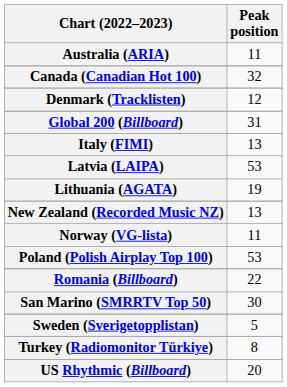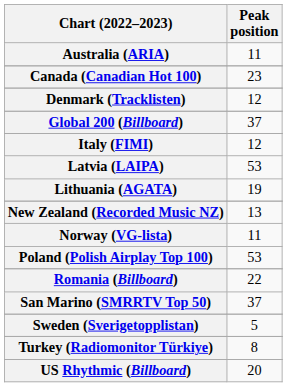(254, 76) 32 -> (254, 76) 23
(254, 122) 31 -> (254, 122) 37
(254, 144) 13 -> (254, 144) 12
(254, 302) 30 -> (254, 302) 37
